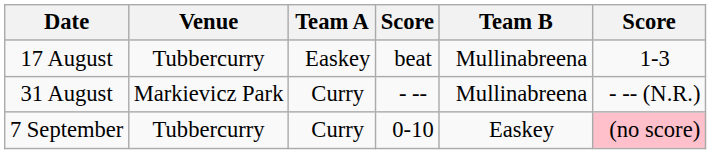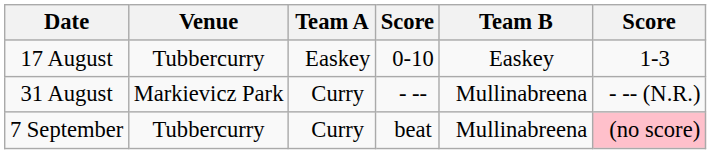(407, 58) beat -> (407, 58) 0-10
(516, 58) Mullinabreena -> (516, 58) Easkey
(407, 129) 0-10 -> (407, 129) beat
(516, 129) Easkey -> (516, 129) Mullinabreena
